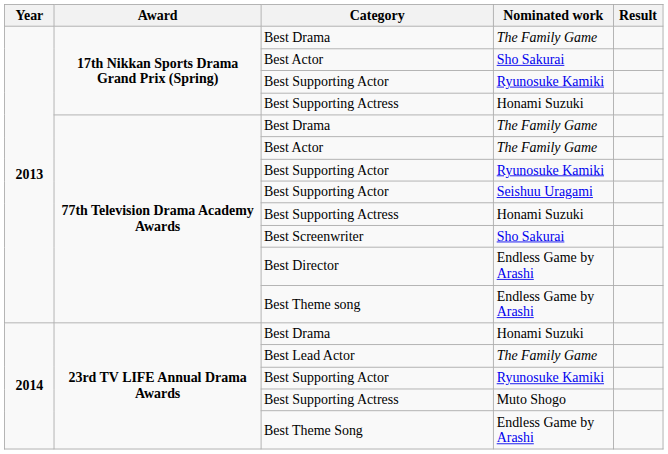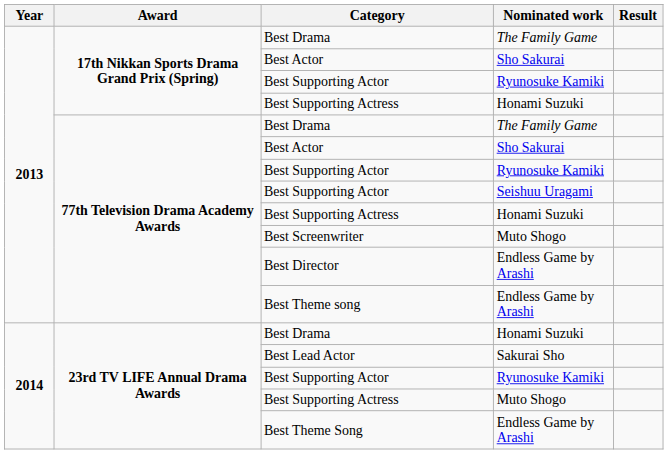(547, 147) The Family Game -> (531, 147) Sho Sakurai
(531, 236) Sho Sakurai -> (531, 236) Muto Shogo
(547, 355) The Family Game -> (531, 355) Sakurai Sho
